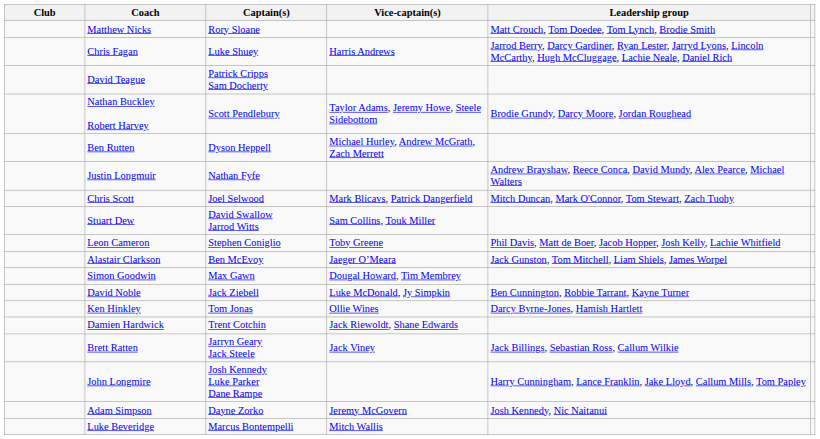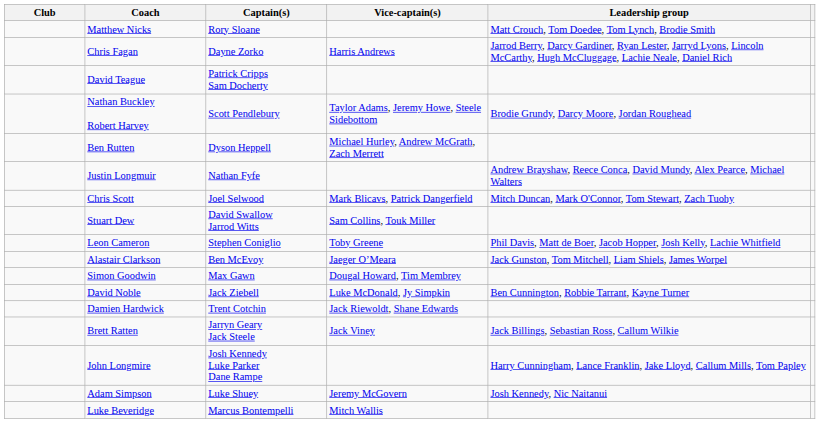(233, 51) Luke Shuey -> (236, 51) Dayne Zorko
- row: (114, 309)
(236, 410) Dayne Zorko -> (233, 393) Luke Shuey
